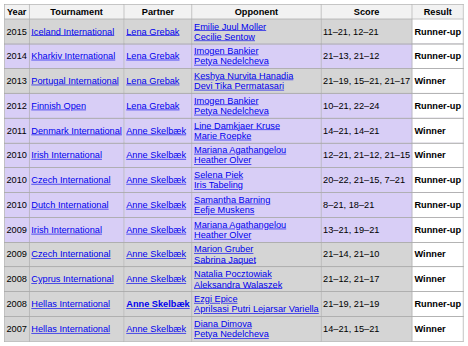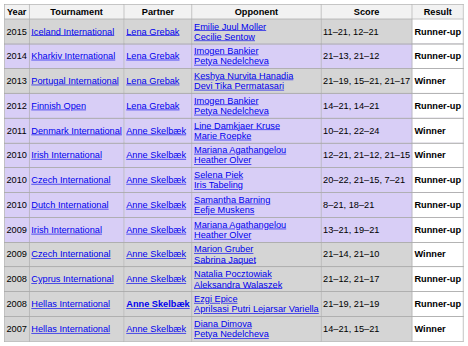(351, 106) 10–21, 22–24 -> (351, 106) 14–21, 14–21
(351, 131) 14–21, 14–21 -> (351, 131) 10–21, 22–24
(430, 280) Winner -> (438, 280) Runner-up
